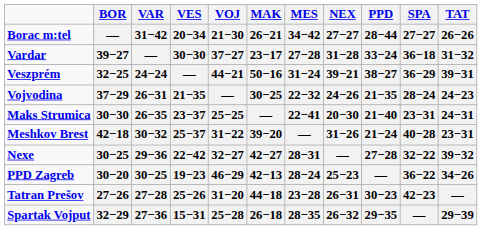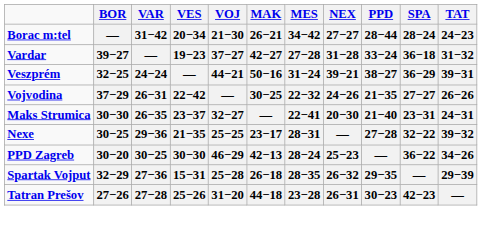(419, 34) 27−27 -> (419, 34) 28−24
(457, 34) 26−26 -> (457, 34) 24−23
(189, 54) 30−30 -> (189, 54) 19−23
(266, 54) 23−17 -> (266, 54) 42−27
(189, 94) 21−35 -> (189, 94) 22−42
(419, 94) 28−24 -> (419, 94) 27−27
(457, 94) 24−23 -> (457, 94) 26−26
(228, 114) 25−25 -> (228, 114) 32−27
- row: (48, 134)
(189, 154) 22−42 -> (189, 134) 21−35
(228, 154) 32−27 -> (228, 134) 25−25
(266, 154) 42−27 -> (266, 134) 23−17
(189, 174) 19−23 -> (189, 154) 30−30
rows swapped: (49, 214) <-> (45, 194)
